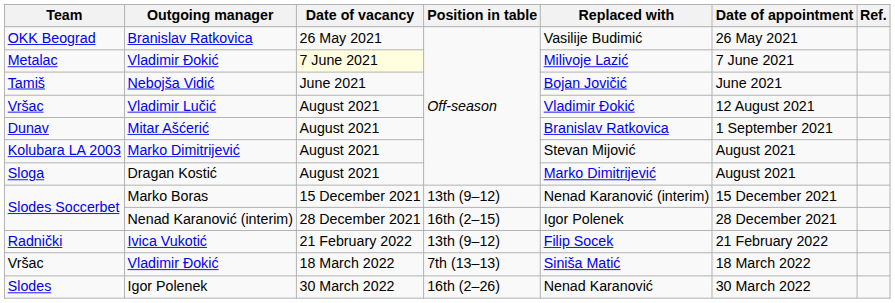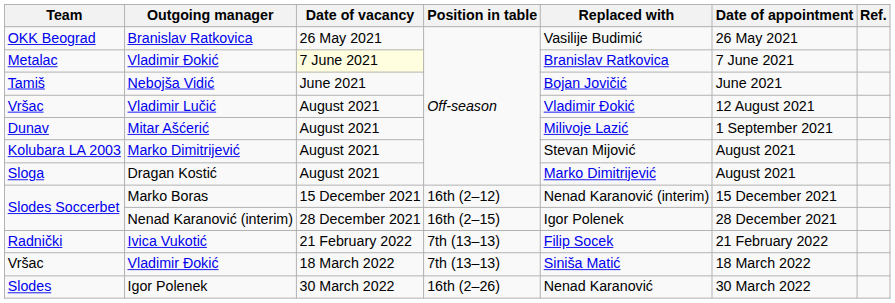(586, 60) Milivoje Lazić -> (606, 60) Branislav Ratkovica
(606, 128) Branislav Ratkovica -> (586, 128) Milivoje Lazić
(464, 196) 13th (9–12) -> (464, 196) 16th (2–12)
(464, 241) 13th (9–12) -> (464, 241) 7th (13–13)
